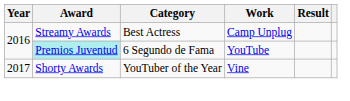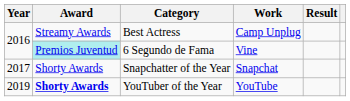(248, 50) YouTube -> (247, 50) Vine
+ row: (177, 68)
(19, 68) 2017 -> (19, 86) 2019
(69, 68) normal -> (72, 86) bold
(238, 68) Vine -> (257, 86) YouTube
